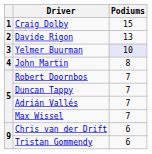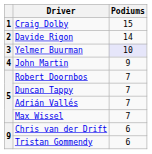(128, 37) 13 -> (128, 37) 14
(128, 63) 8 -> (128, 63) 9
